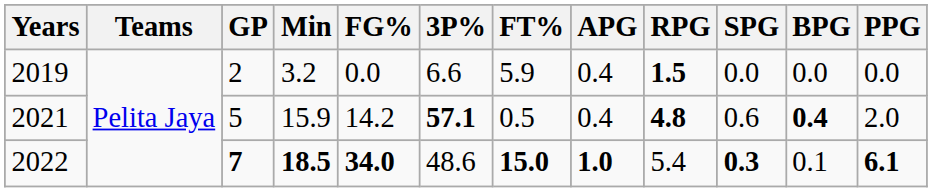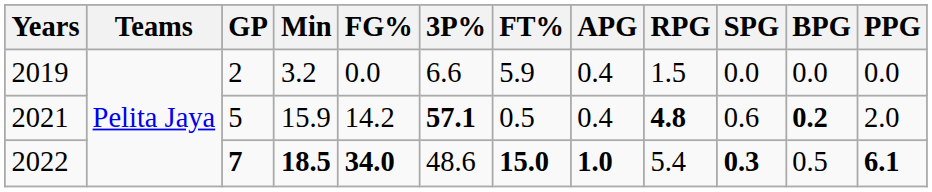(668, 72) bold -> (668, 72) normal
(810, 117) 0.4 -> (810, 117) 0.2
(810, 162) 0.1 -> (810, 162) 0.5
